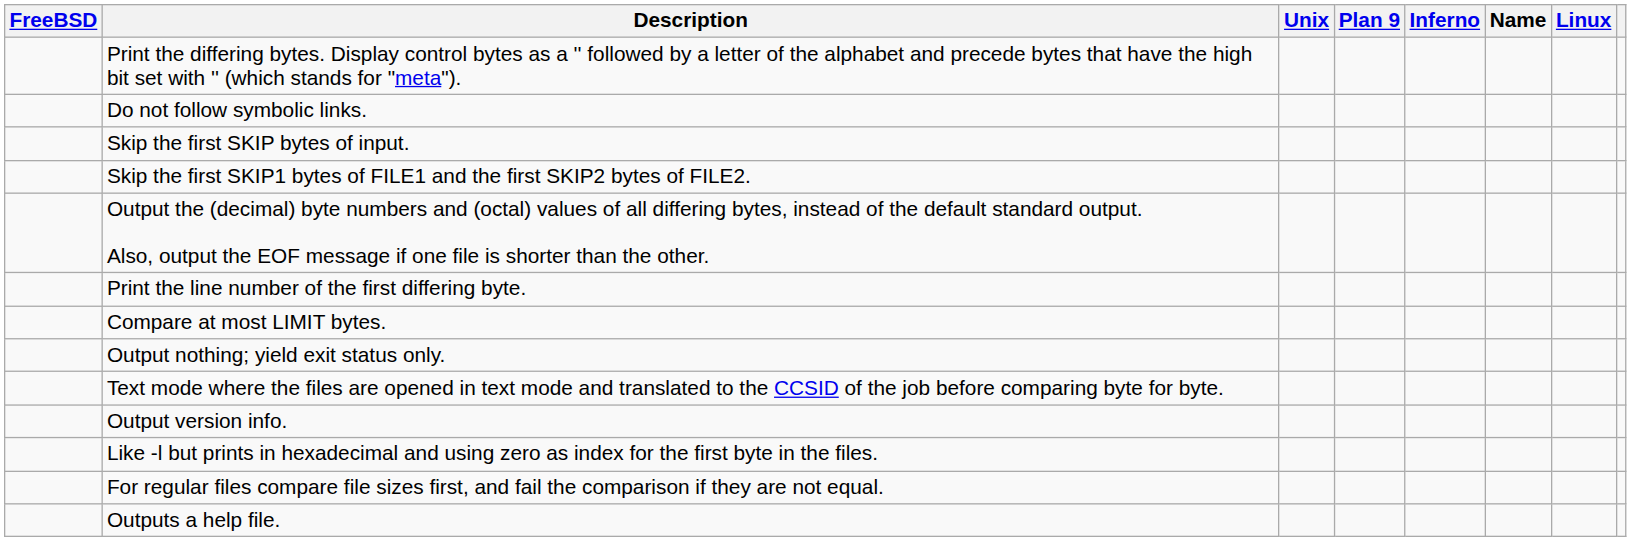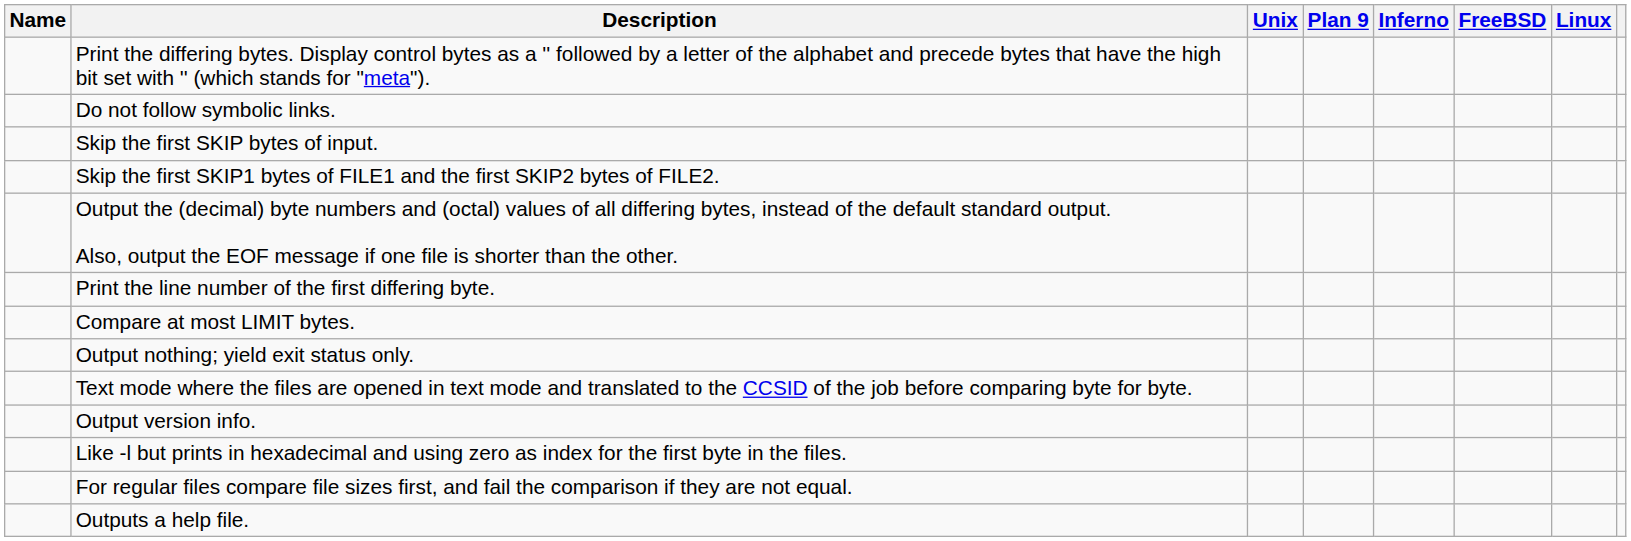columns swapped: (1518, 20) <-> (53, 20)
